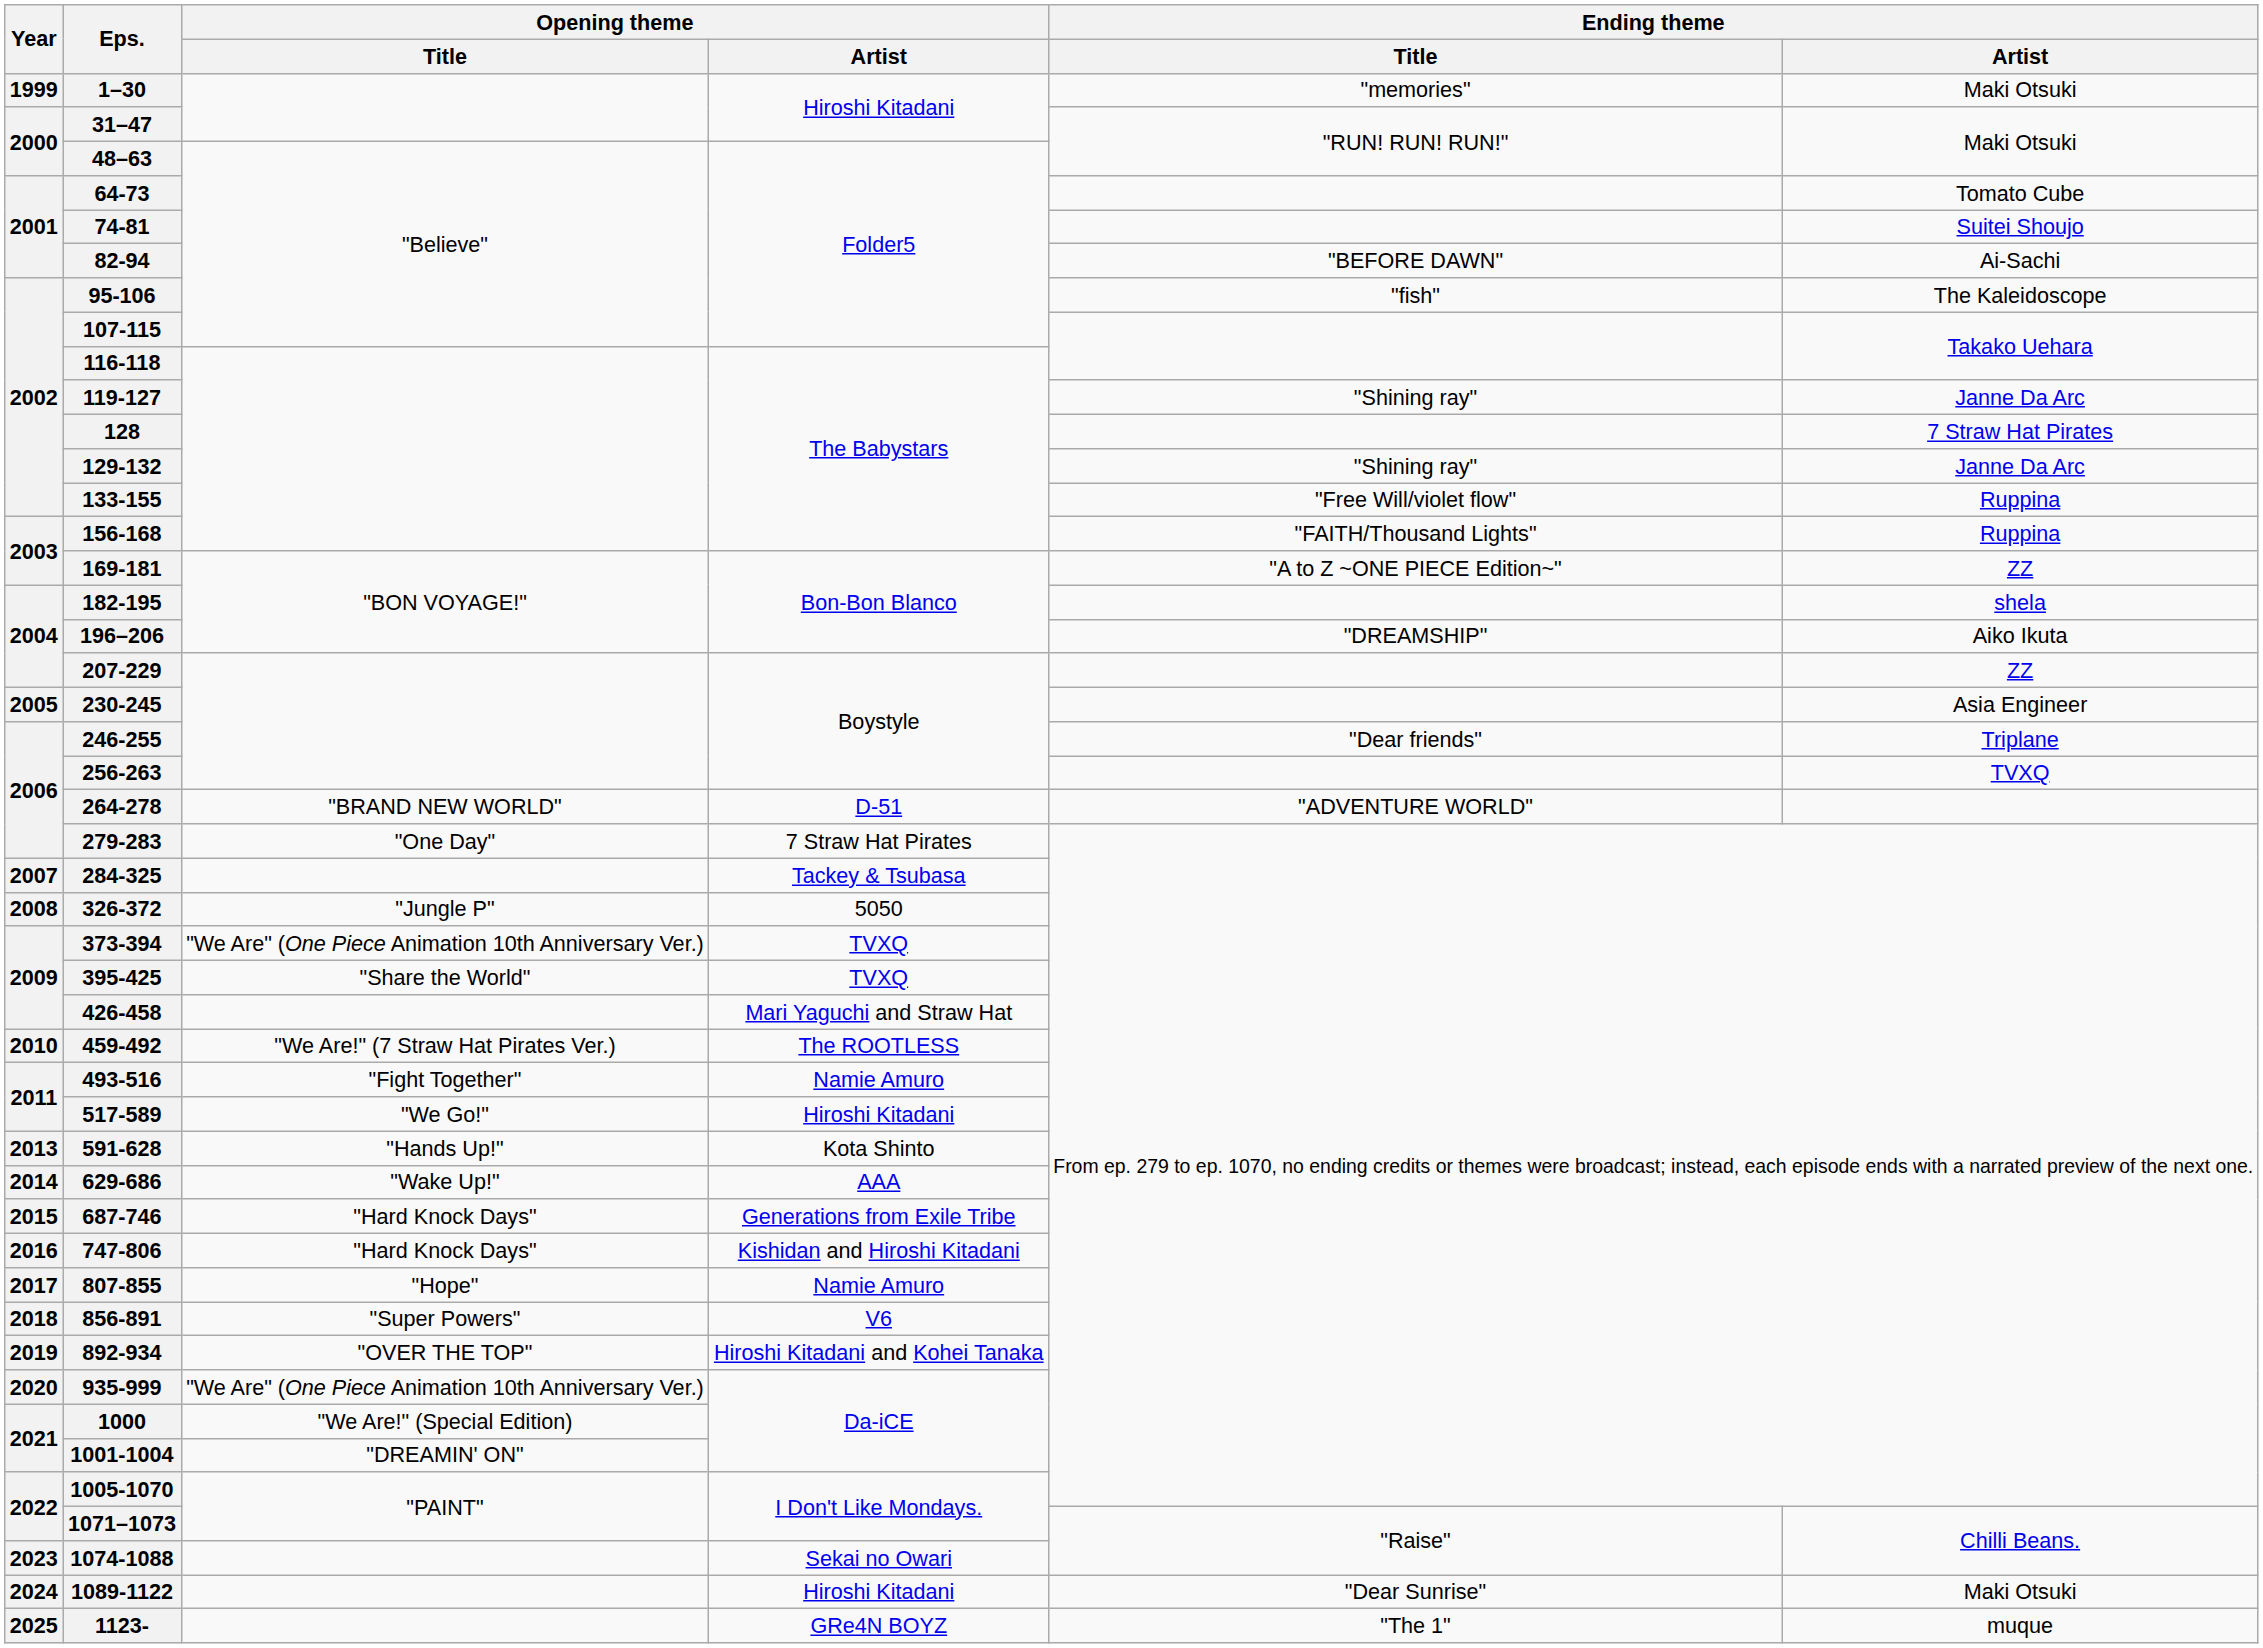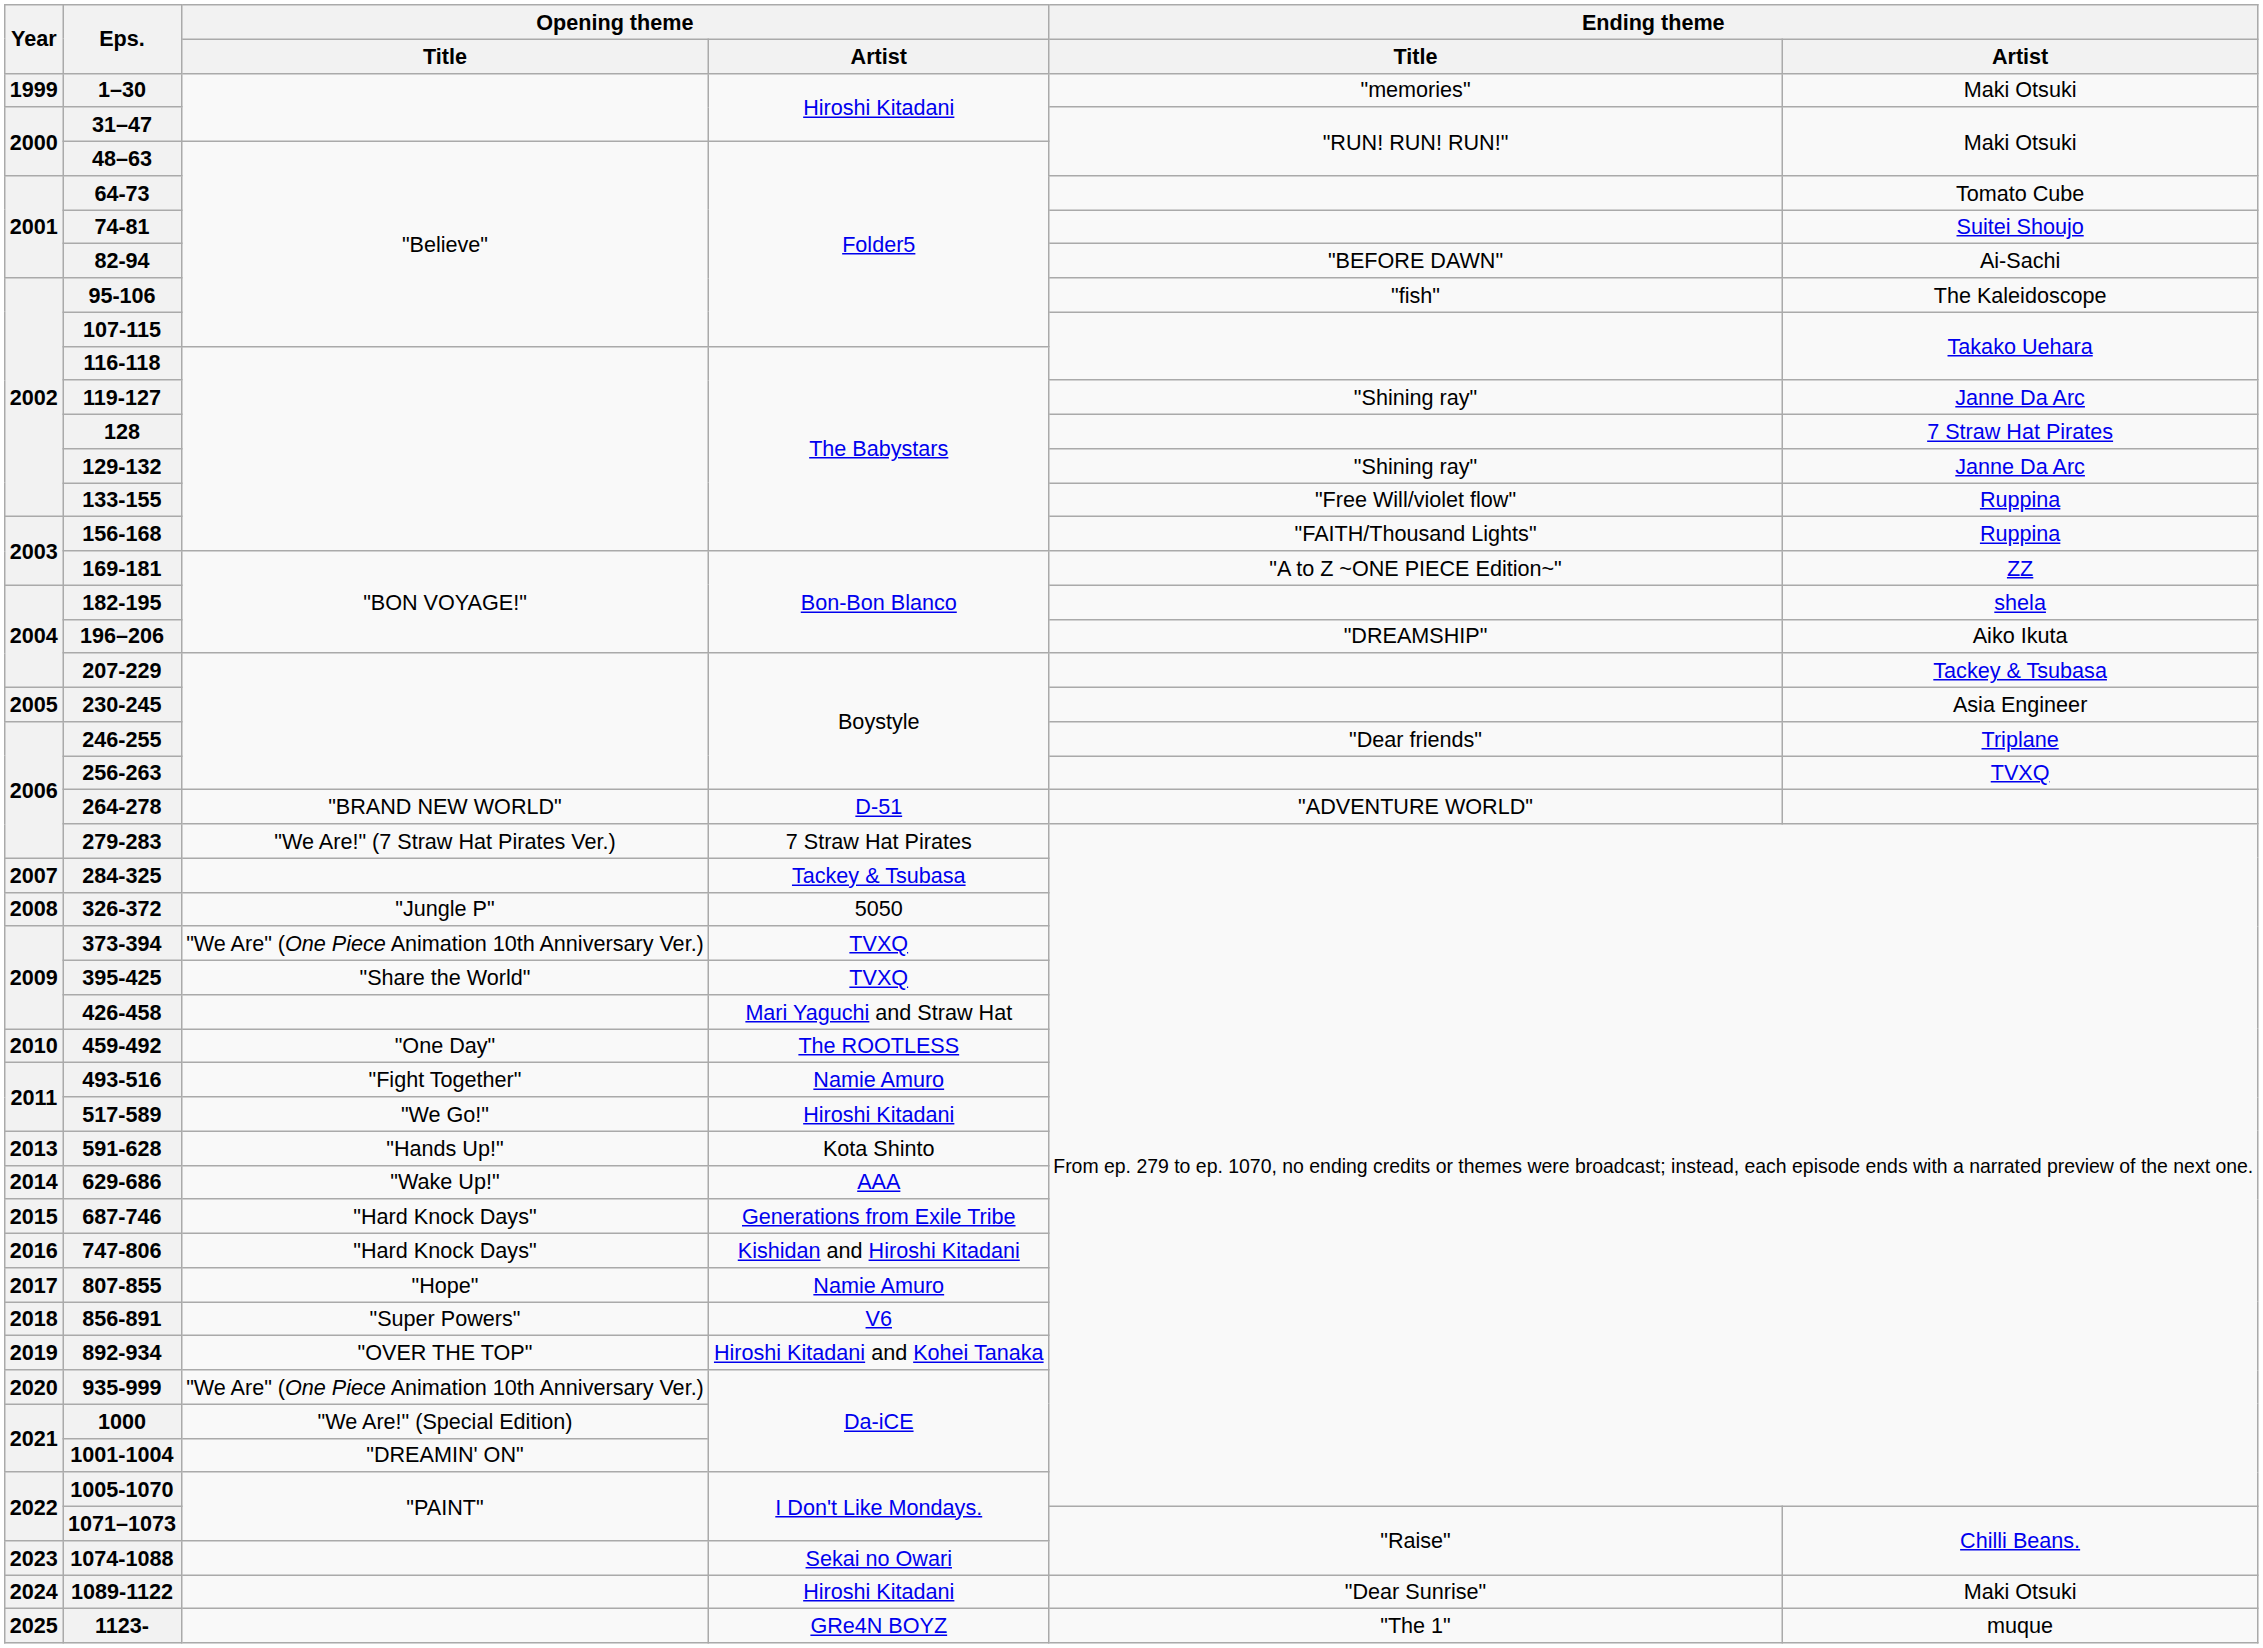(2020, 671) ZZ -> (2020, 671) Tackey & Tsubasa
(445, 841) "One Day" -> (445, 841) "We Are!" (7 Straw Hat Pirates Ver.)
(445, 1046) "We Are!" (7 Straw Hat Pirates Ver.) -> (445, 1046) "One Day"
